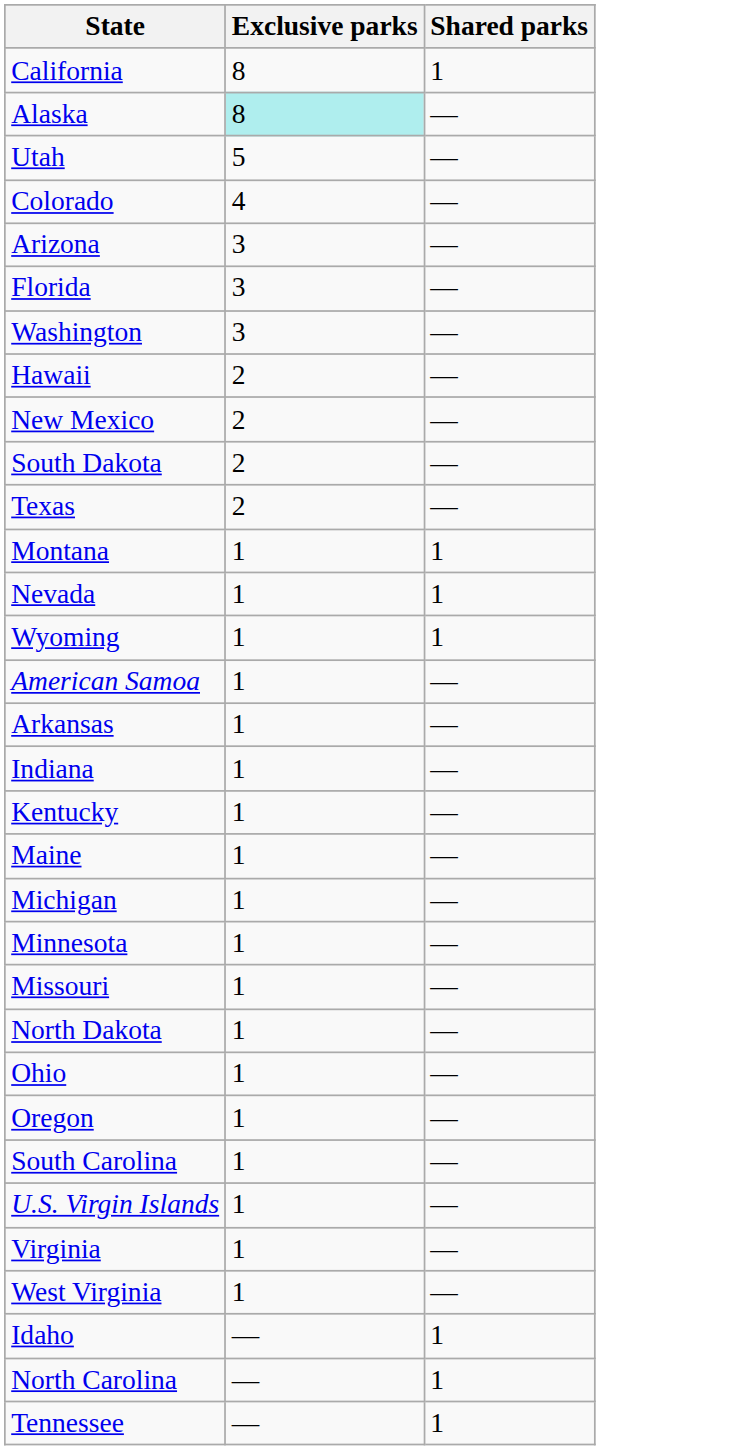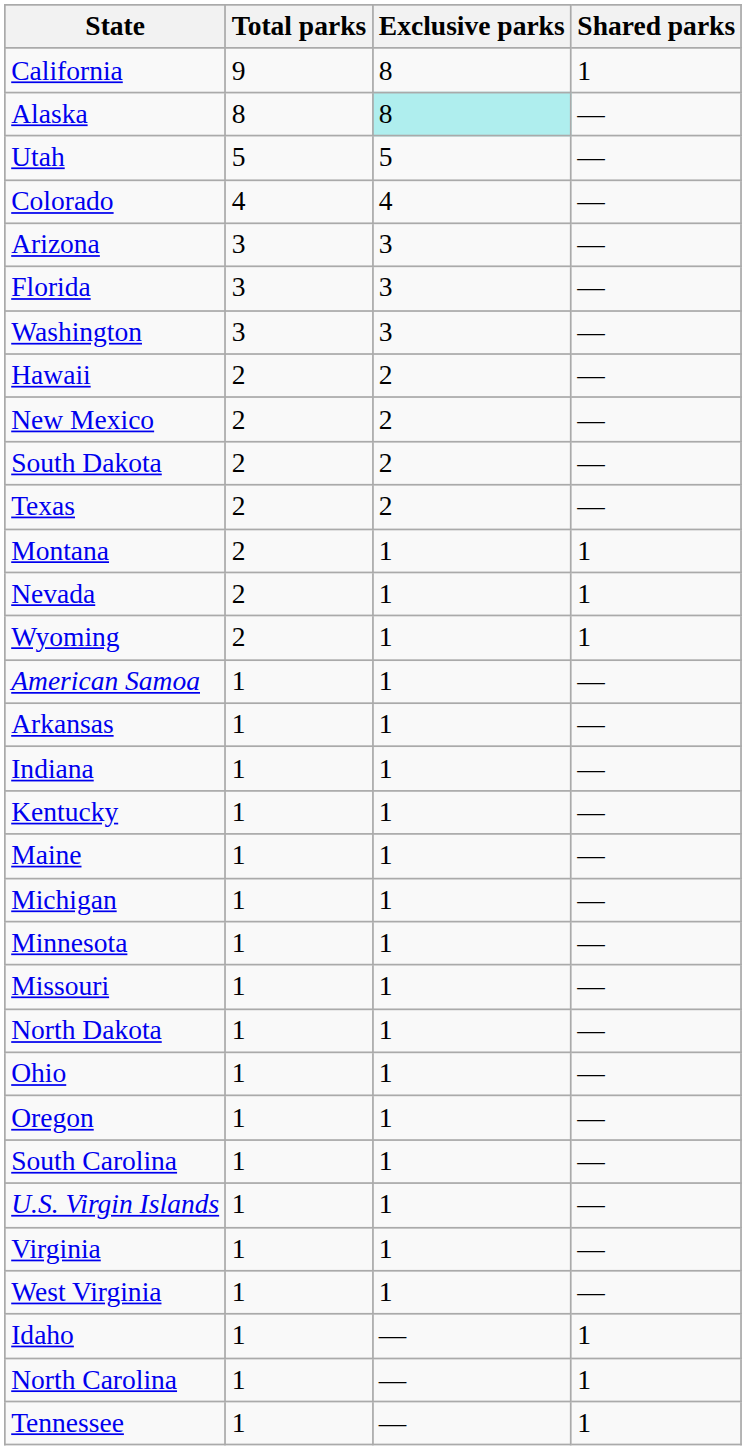+ column: (299, 26)
